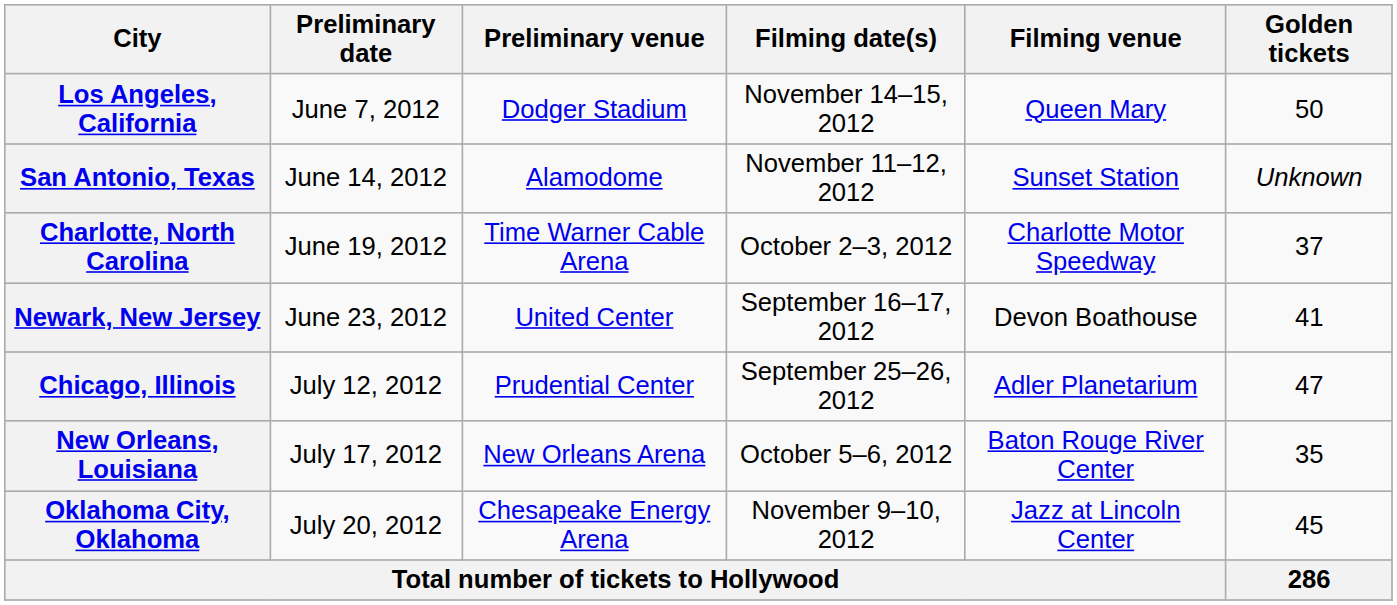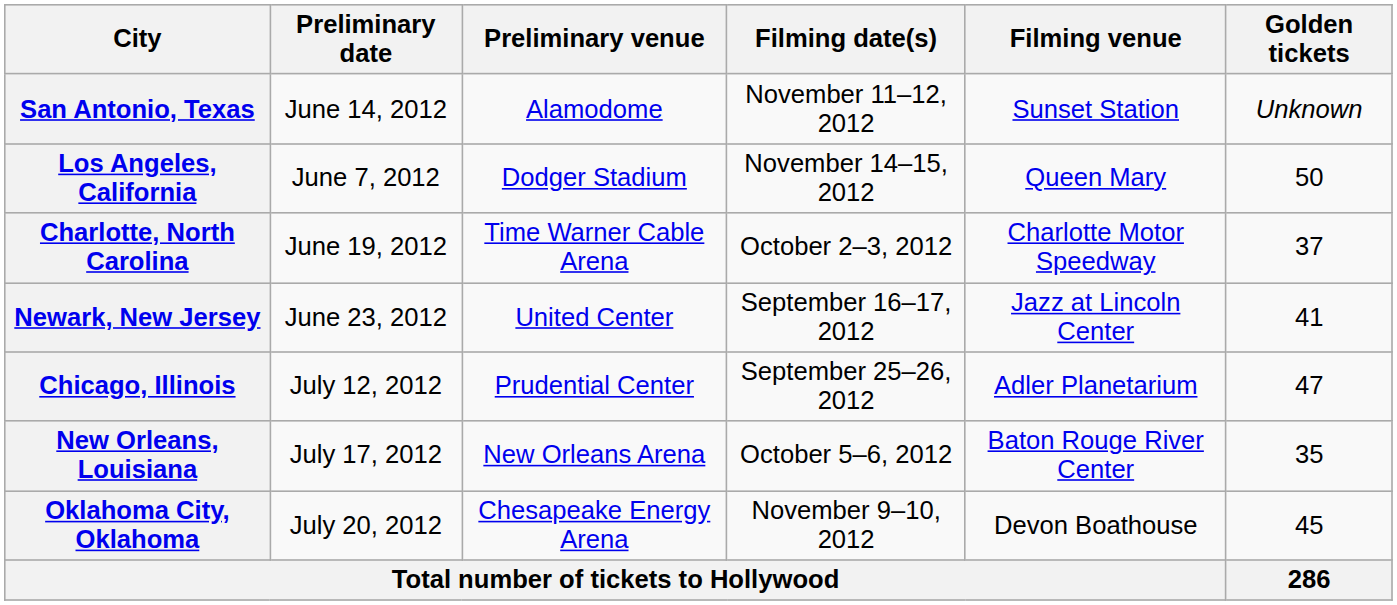rows swapped: (137, 108) <-> (137, 178)
(1096, 316) Devon Boathouse -> (1096, 316) Jazz at Lincoln Center
(1096, 524) Jazz at Lincoln Center -> (1096, 525) Devon Boathouse
